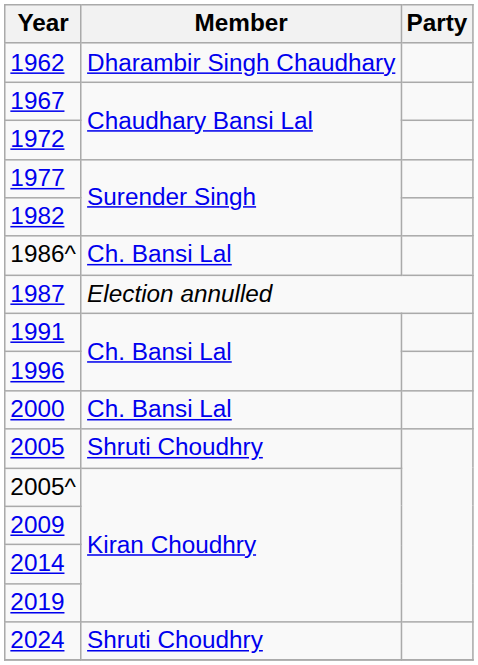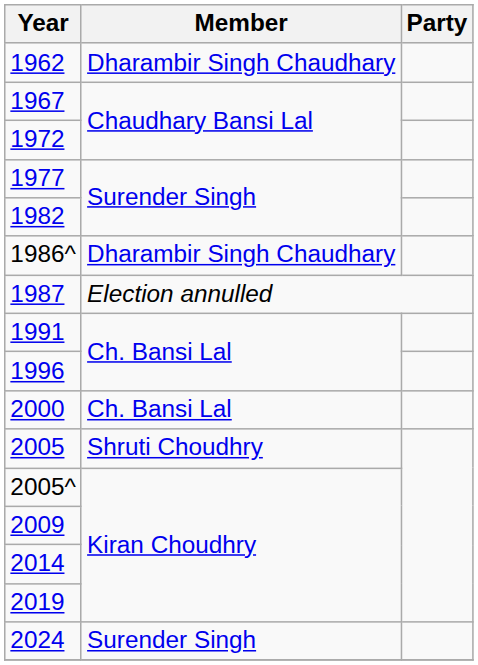(159, 255) Ch. Bansi Lal -> (241, 255) Dharambir Singh Chaudhary
(175, 640) Shruti Choudhry -> (172, 640) Surender Singh
